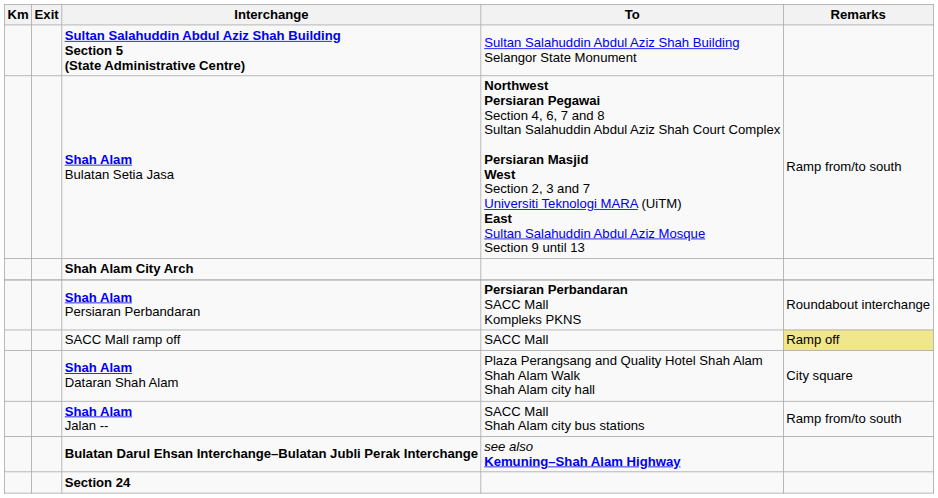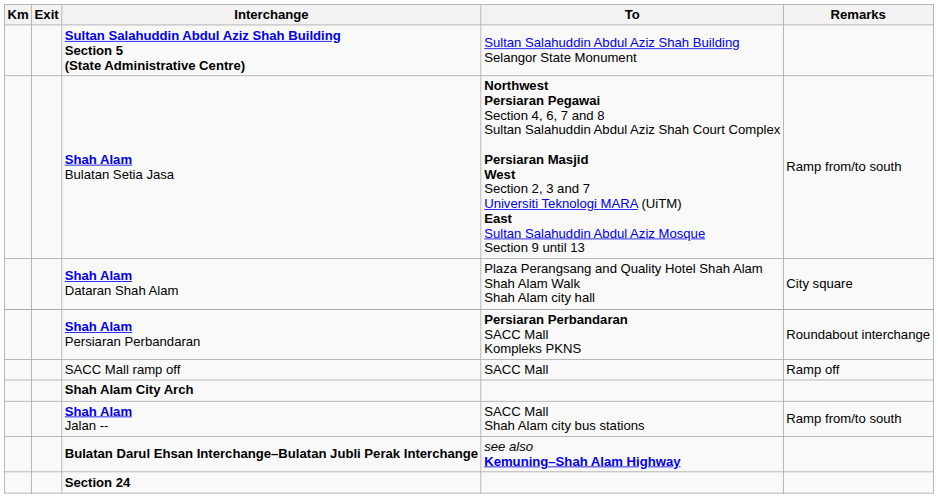rows swapped: (122, 375) <-> (129, 269)
(813, 340) khaki background -> (813, 369) no background
